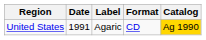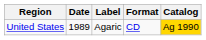(79, 27) 1991 -> (79, 27) 1989
